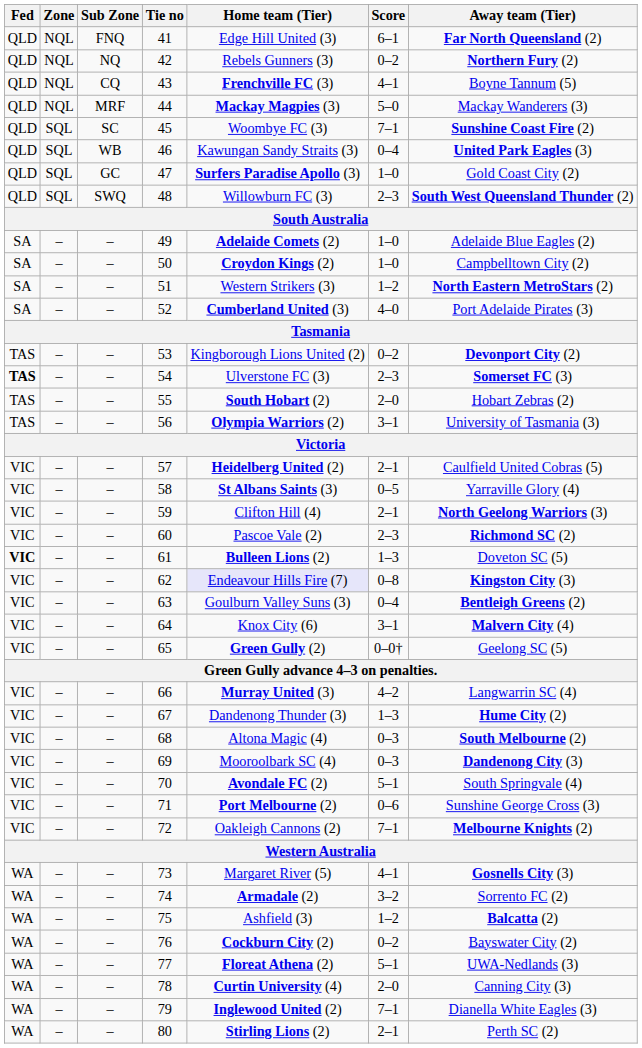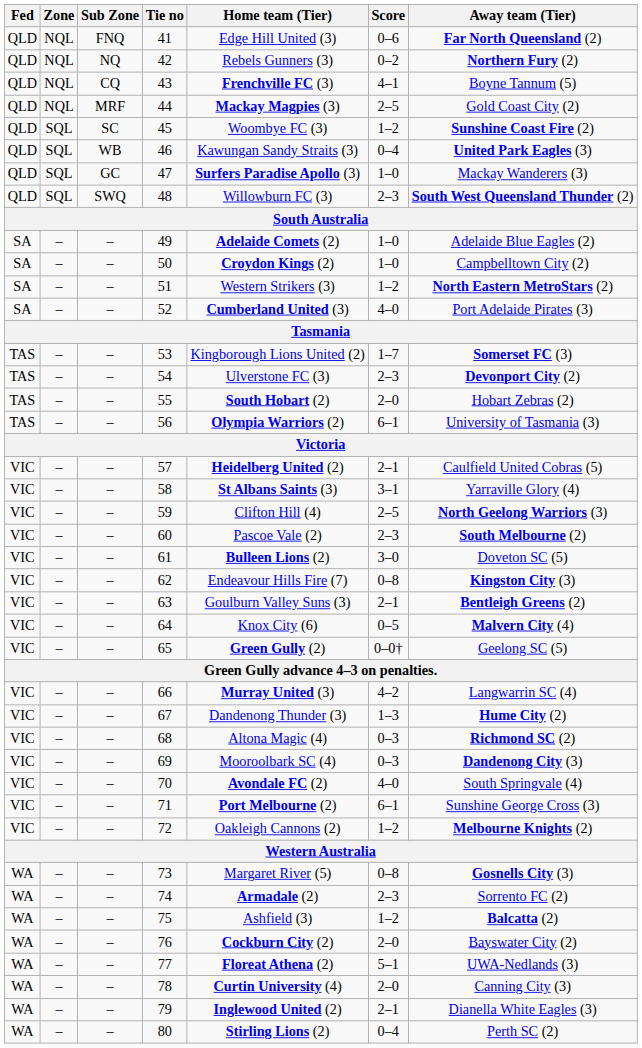(388, 38) 6–1 -> (388, 38) 0–6
(388, 106) 5–0 -> (388, 106) 2–5
(523, 106) Mackay Wanderers (3) -> (523, 106) Gold Coast City (2)
(388, 128) 7–1 -> (388, 128) 1–2
(523, 173) Gold Coast City (2) -> (523, 173) Mackay Wanderers (3)
(388, 354) 0–2 -> (388, 354) 1–7
(523, 354) Devonport City (2) -> (523, 354) Somerset FC (3)
(22, 377) bold -> (22, 377) normal
(523, 377) Somerset FC (3) -> (523, 377) Devonport City (2)
(388, 422) 3–1 -> (388, 422) 6–1
(388, 490) 0–5 -> (388, 490) 3–1
(388, 512) 2–1 -> (388, 512) 2–5
(523, 535) Richmond SC (2) -> (523, 535) South Melbourne (2)
(22, 557) bold -> (22, 557) normal
(388, 557) 1–3 -> (388, 557) 3–0
(278, 580) lavender background -> (278, 580) no background
(388, 602) 0–4 -> (388, 602) 2–1
(388, 625) 3–1 -> (388, 625) 0–5
(523, 738) South Melbourne (2) -> (523, 738) Richmond SC (2)
(388, 783) 5–1 -> (388, 783) 4–0
(388, 806) 0–6 -> (388, 806) 6–1
(388, 828) 7–1 -> (388, 828) 1–2
(388, 873) 4–1 -> (388, 873) 0–8
(388, 896) 3–2 -> (388, 896) 2–3
(388, 941) 0–2 -> (388, 941) 2–0
(388, 1009) 7–1 -> (388, 1009) 2–1
(388, 1032) 2–1 -> (388, 1032) 0–4
